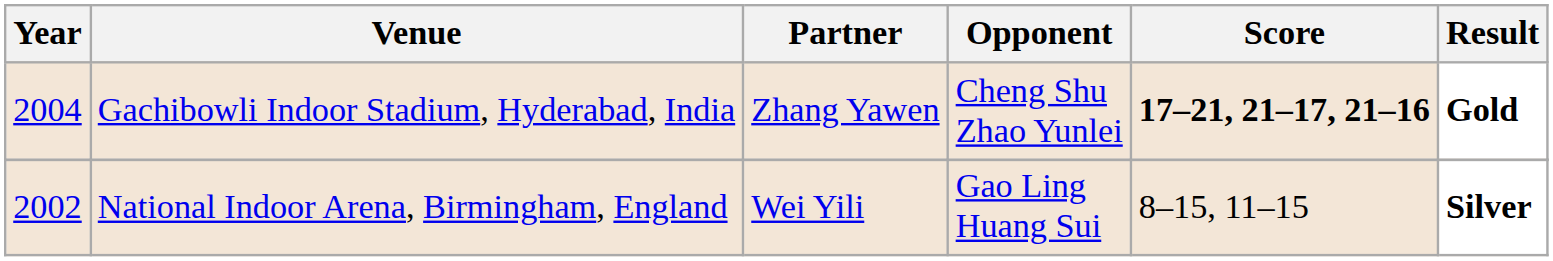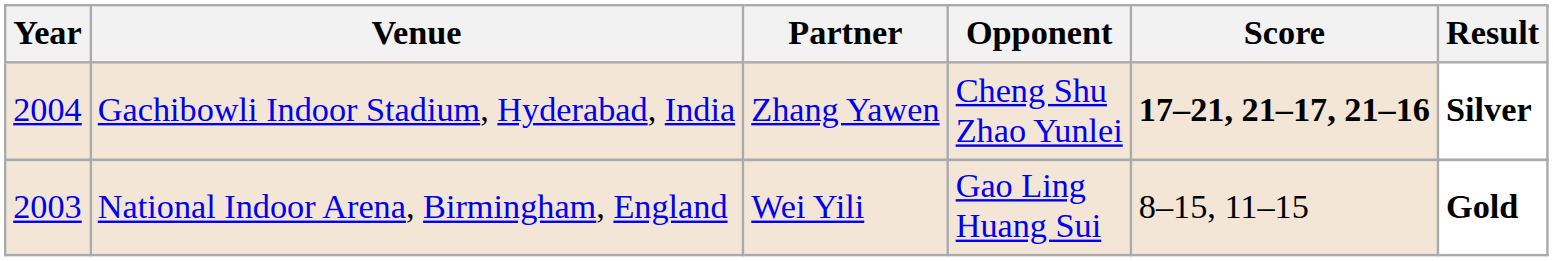(1482, 109) Gold -> (1489, 109) Silver
(47, 206) 2002 -> (47, 206) 2003
(1489, 206) Silver -> (1482, 206) Gold
